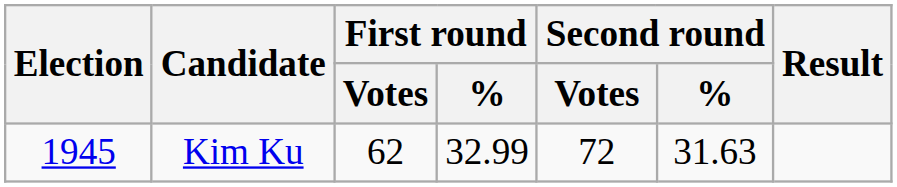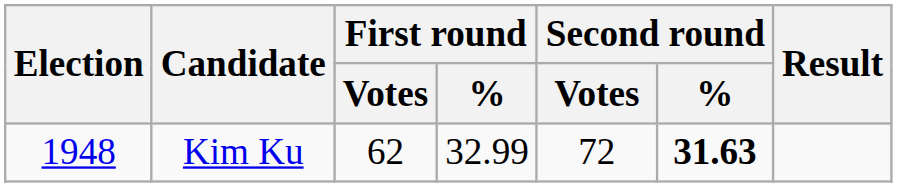(79, 151) 1945 -> (79, 151) 1948
(715, 151) normal -> (715, 151) bold
